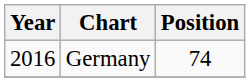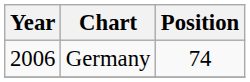(33, 58) 2016 -> (33, 58) 2006
